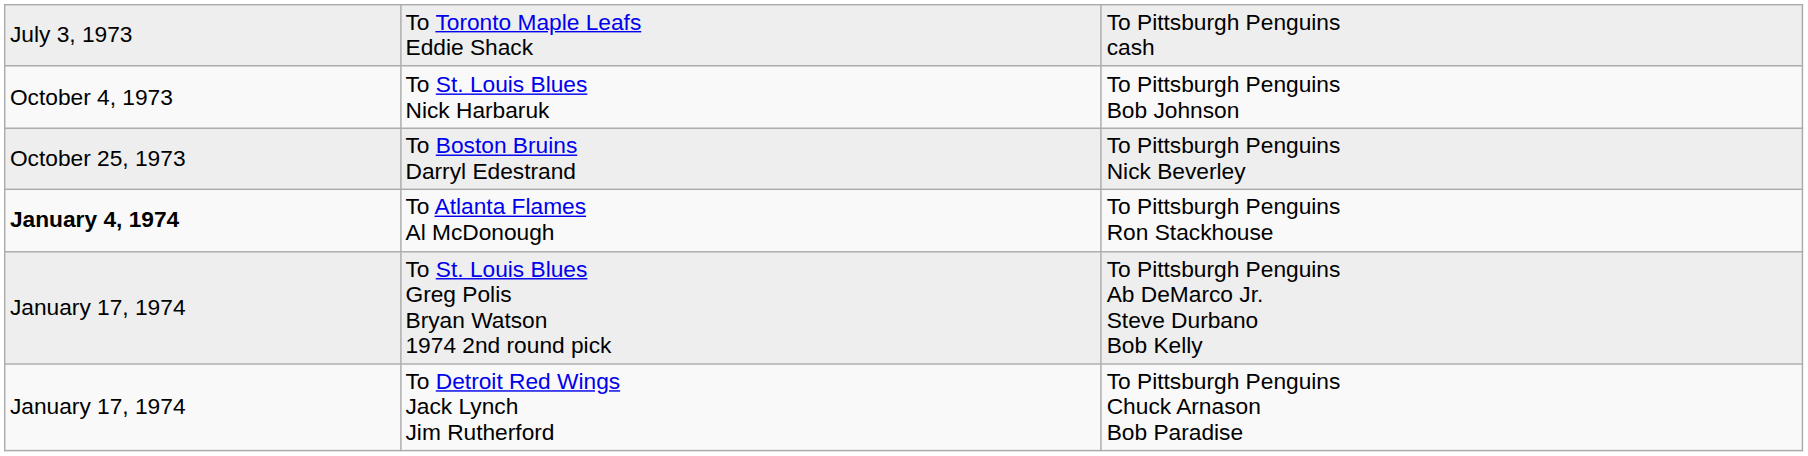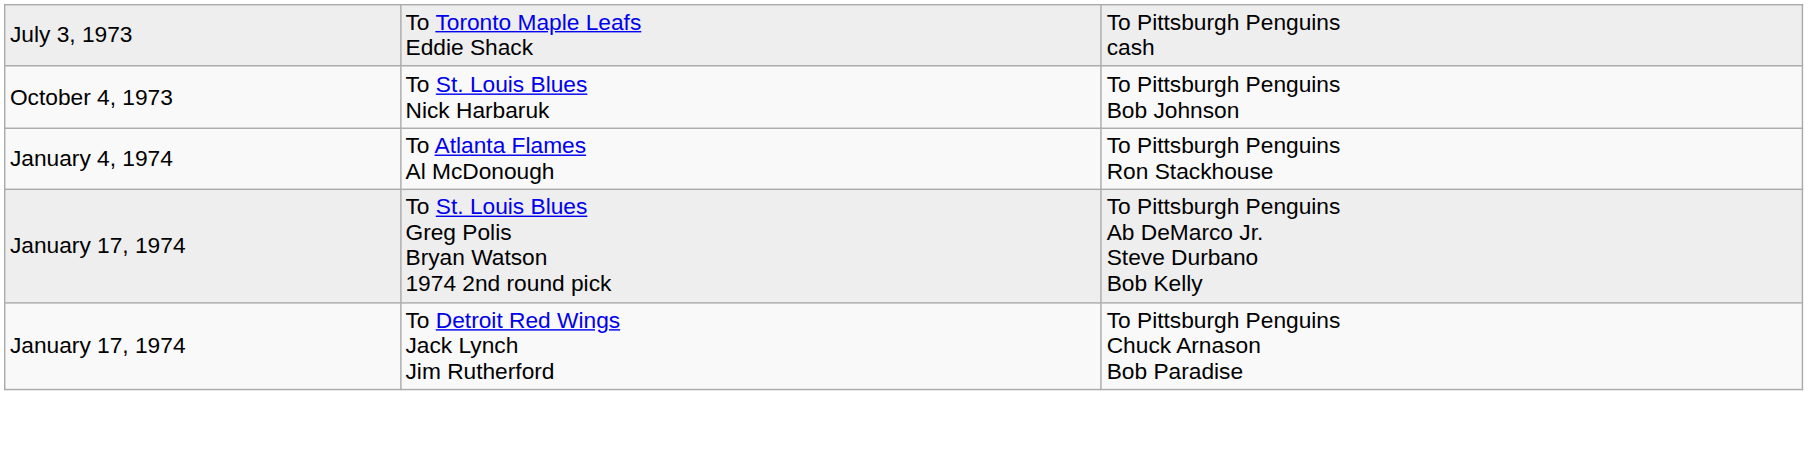- row: (491, 158)
(95, 220) bold -> (91, 158) normal
